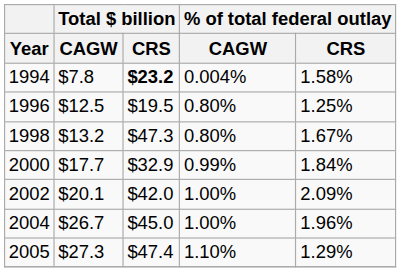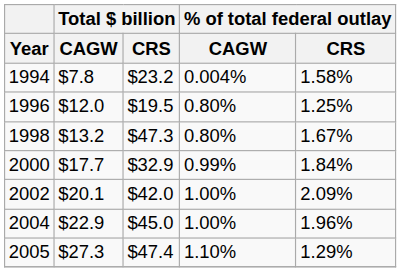(150, 77) bold -> (150, 77) normal
(81, 106) $12.5 -> (81, 106) $12.0
(81, 223) $26.7 -> (81, 223) $22.9
